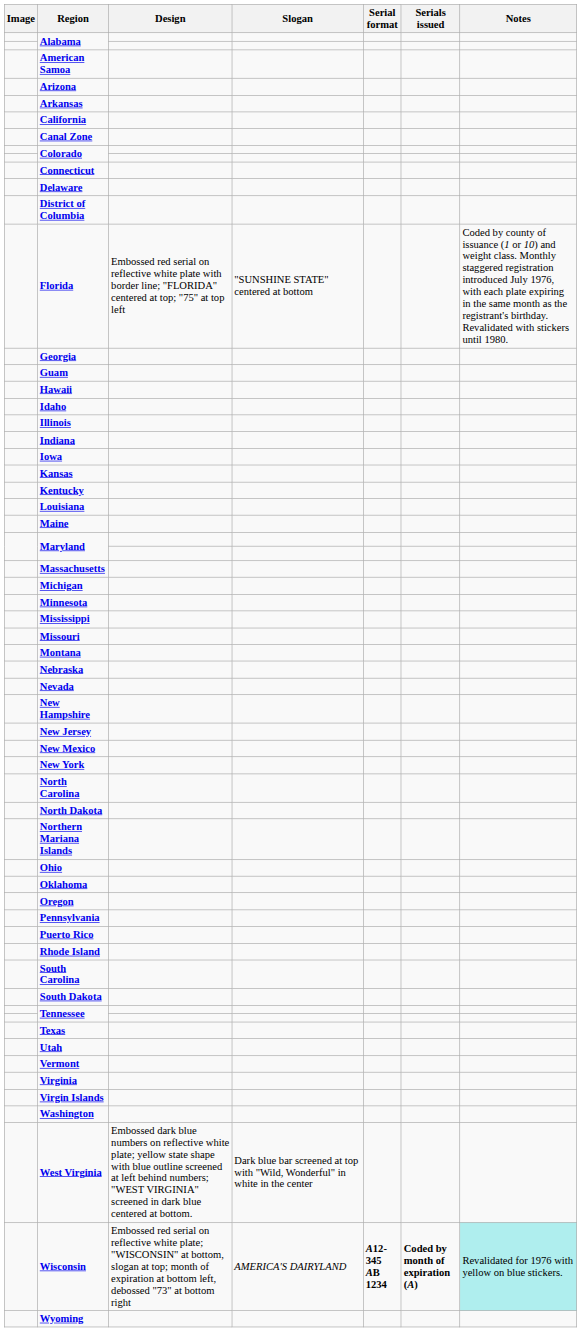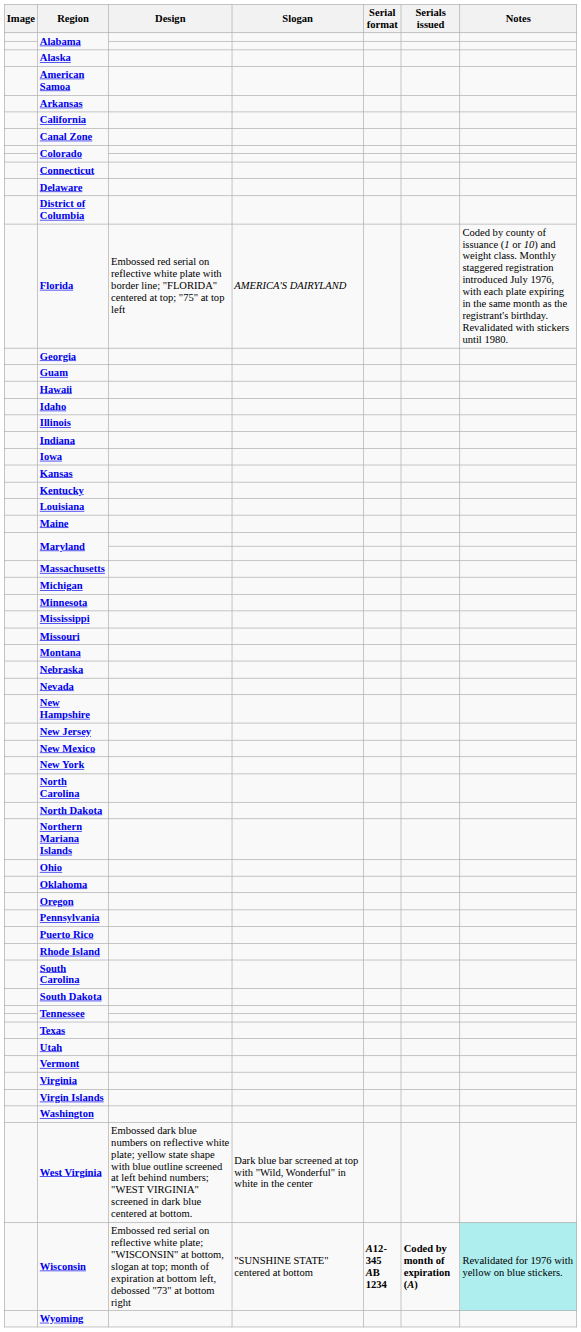+ row: (55, 58)
- row: (58, 86)
(281, 286) "SUNSHINE STATE" centered at bottom -> (290, 286) AMERICA'S DAIRYLAND
(290, 1266) AMERICA'S DAIRYLAND -> (281, 1266) "SUNSHINE STATE" centered at bottom
